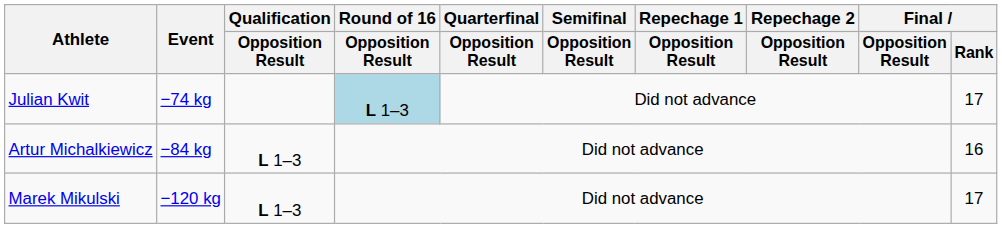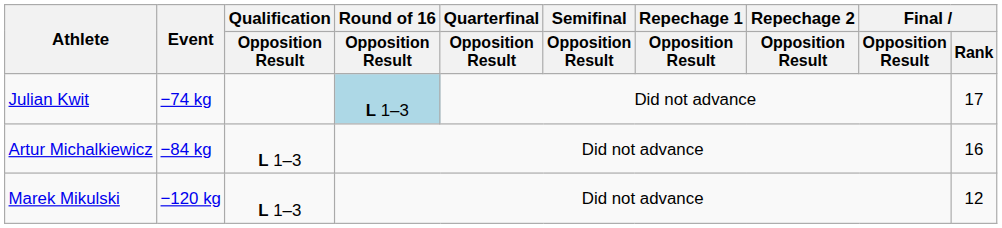(974, 199) 17 -> (974, 199) 12
